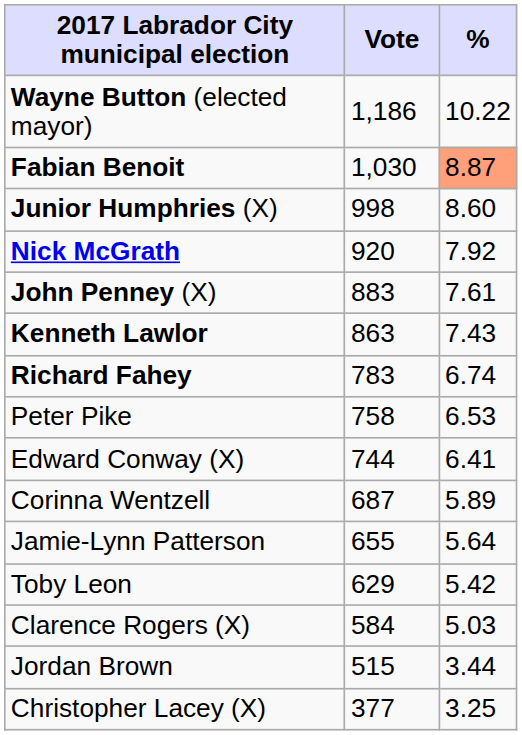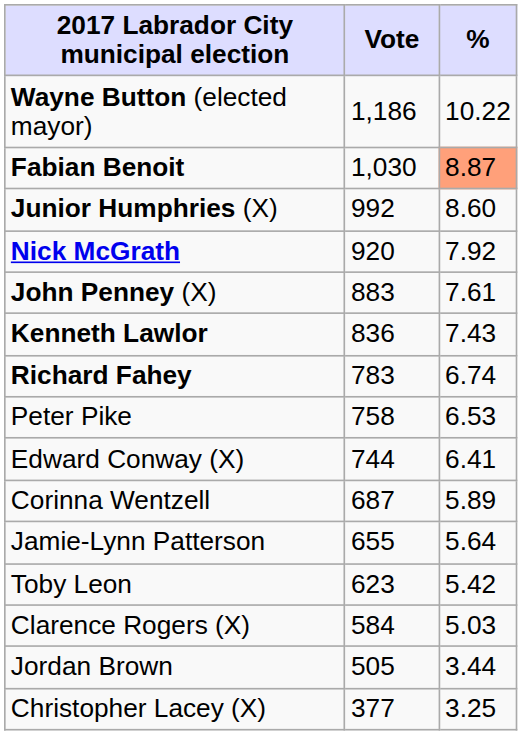(373, 209) 998 -> (373, 209) 992
(373, 334) 863 -> (373, 334) 836
(373, 583) 629 -> (373, 583) 623
(373, 666) 515 -> (373, 666) 505
